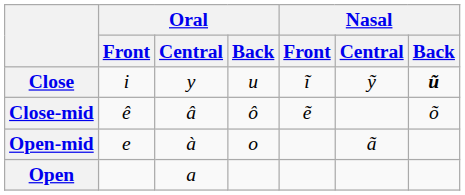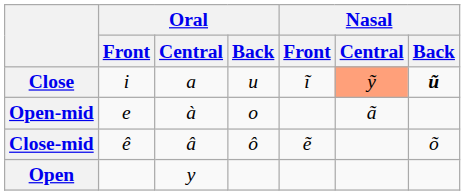(191, 81) y -> (191, 81) a
(372, 81) no background -> (372, 81) lightsalmon background
rows swapped: (51, 112) <-> (51, 143)
(191, 174) a -> (191, 174) y
